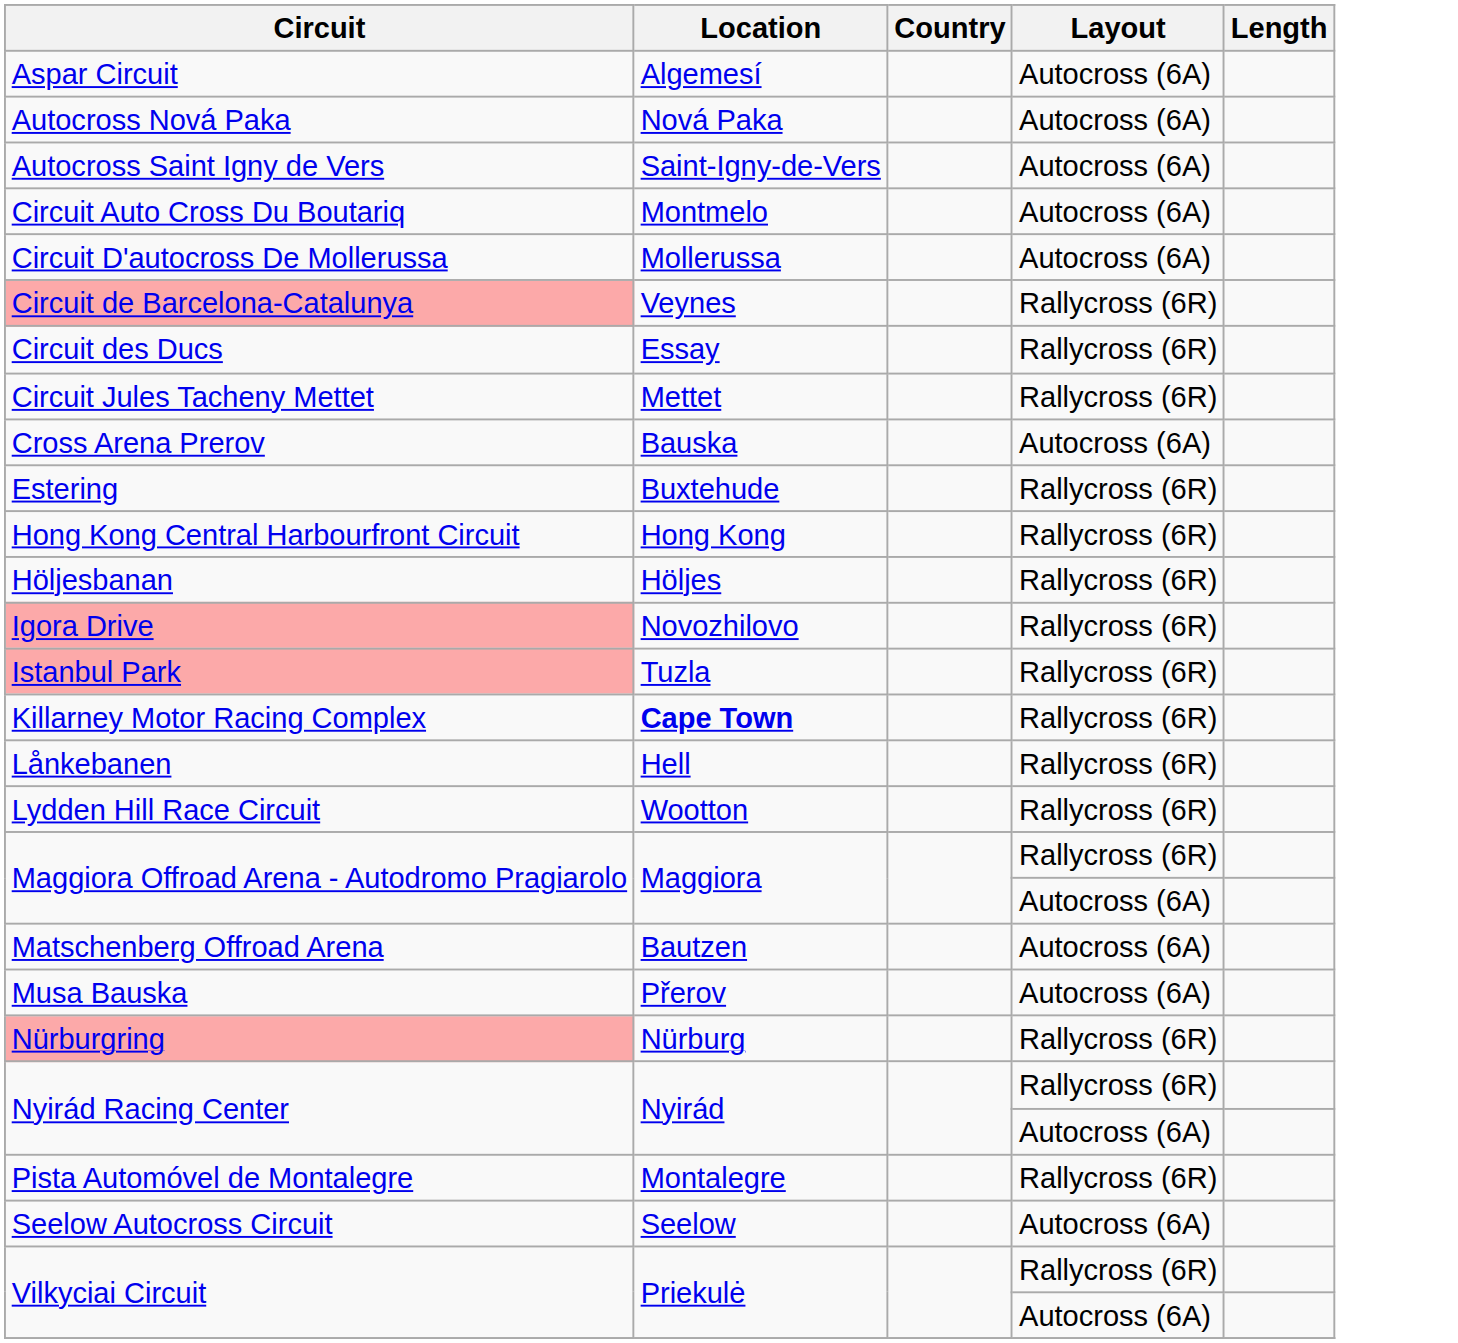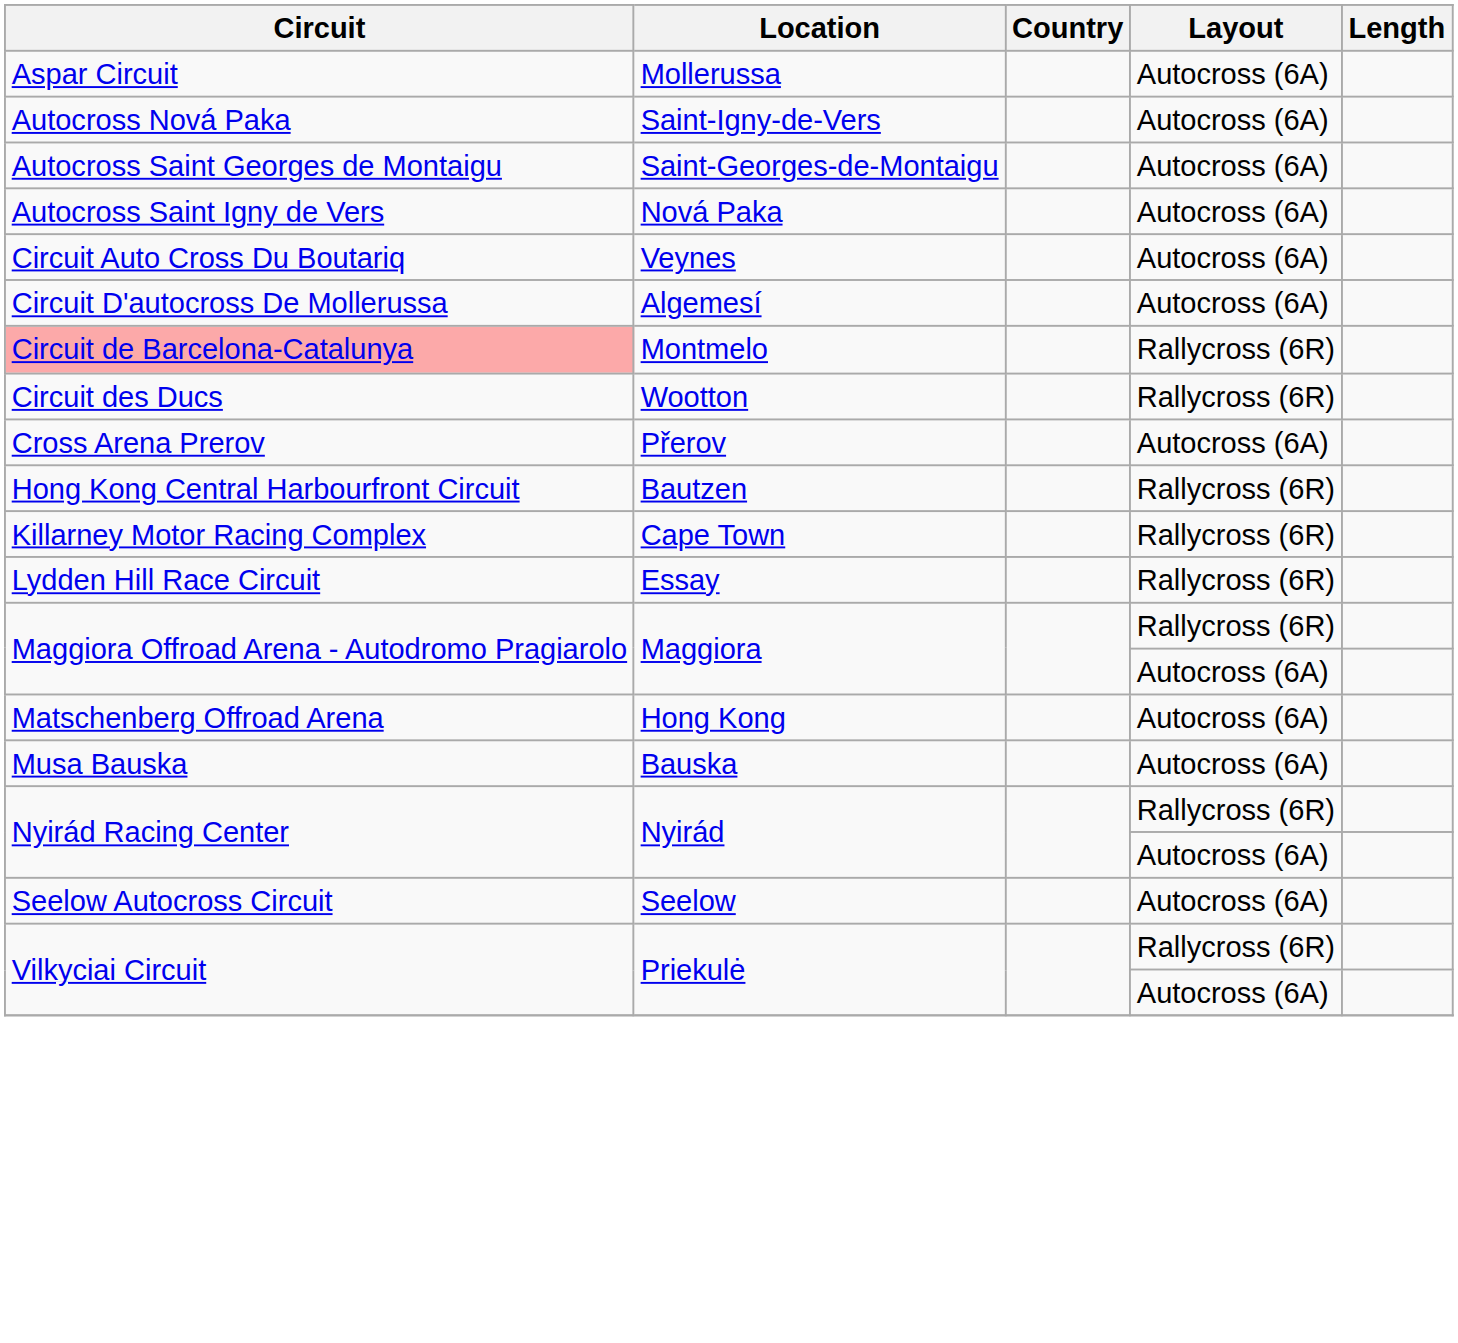(701, 74) Algemesí -> (711, 74) Mollerussa
(712, 120) Nová Paka -> (761, 120) Saint-Igny-de-Vers
+ row: (257, 166)
(761, 166) Saint-Igny-de-Vers -> (712, 212) Nová Paka
(704, 212) Montmelo -> (688, 258) Veynes
(711, 258) Mollerussa -> (701, 304) Algemesí
(688, 304) Veynes -> (704, 350) Montmelo
(680, 350) Essay -> (694, 396) Wootton
- row: (193, 396)
(689, 442) Bauska -> (683, 442) Přerov
- row: (65, 488)
(713, 534) Hong Kong -> (694, 488) Bautzen
- row: (92, 580)
- row: (83, 626)
- row: (96, 672)
(717, 718) bold -> (713, 534) normal
- row: (92, 763)
(694, 809) Wootton -> (680, 580) Essay
(694, 947) Bautzen -> (713, 718) Hong Kong
(683, 993) Přerov -> (689, 763) Bauska
- row: (88, 1039)
- row: (212, 1177)
